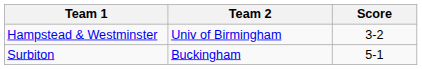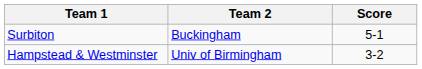rows swapped: (82, 34) <-> (31, 54)
